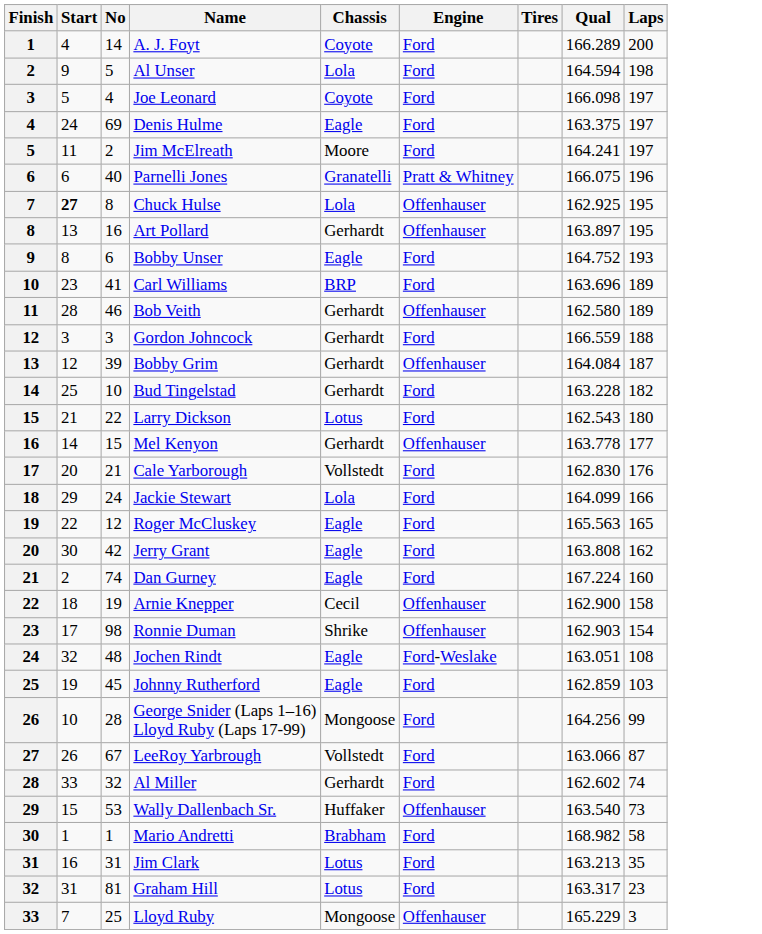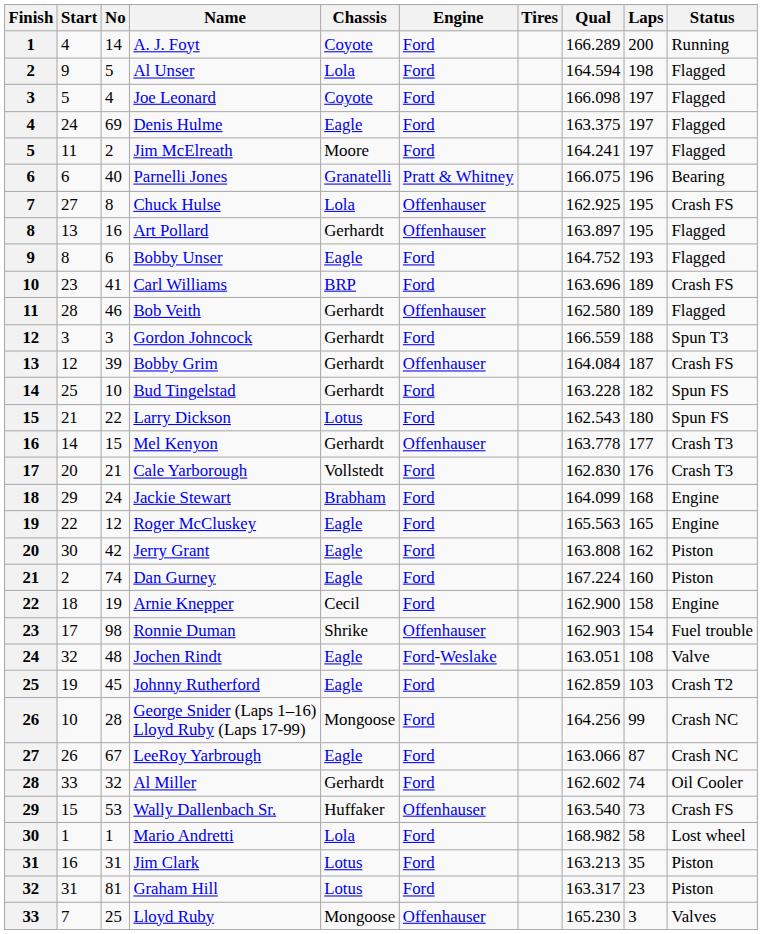+ column: (712, 17)
(69, 204) bold -> (69, 204) normal
(340, 497) Lola -> (355, 497) Brabham
(641, 497) 166 -> (641, 497) 168
(444, 603) Offenhauser -> (419, 603) Ford
(354, 756) Vollstedt -> (343, 756) Eagle
(355, 836) Brabham -> (340, 836) Lola
(593, 915) 165.229 -> (593, 915) 165.230
